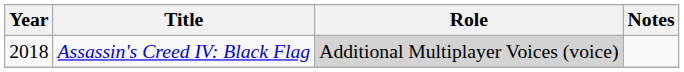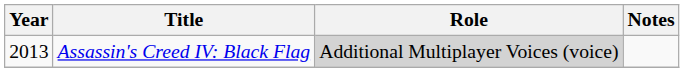(29, 51) 2018 -> (29, 51) 2013
